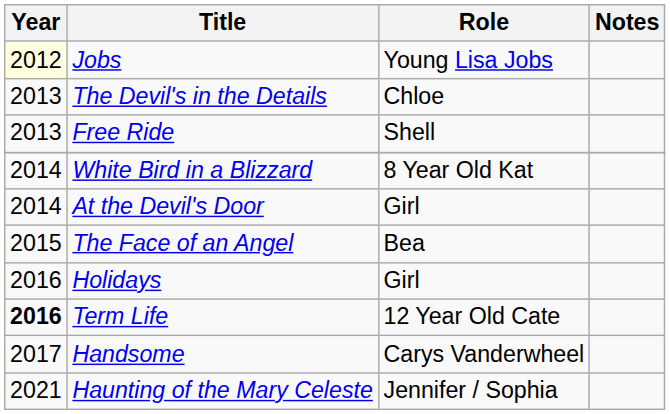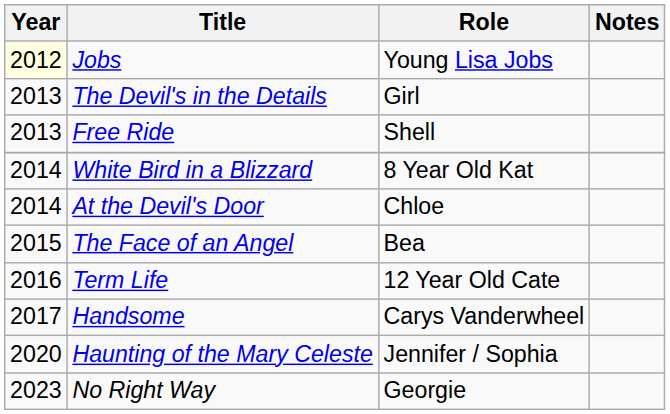(414, 96) Chloe -> (402, 96) Girl
(402, 206) Girl -> (414, 206) Chloe
- row: (117, 280)
(36, 317) bold -> (36, 280) normal
(36, 390) 2021 -> (36, 354) 2020
+ row: (144, 390)
